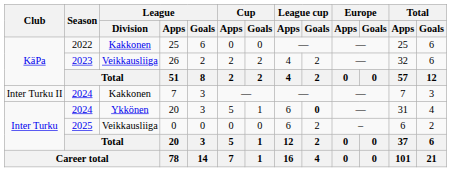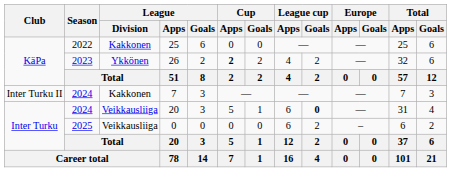(130, 61) Veikkausliiga -> (130, 61) Ykkönen
(231, 61) normal -> (231, 61) bold
(130, 110) Ykkönen -> (130, 110) Veikkausliiga
